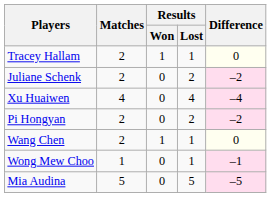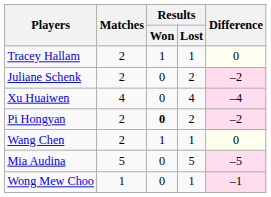(162, 119) normal -> (162, 119) bold
rows swapped: (51, 160) <-> (36, 181)
